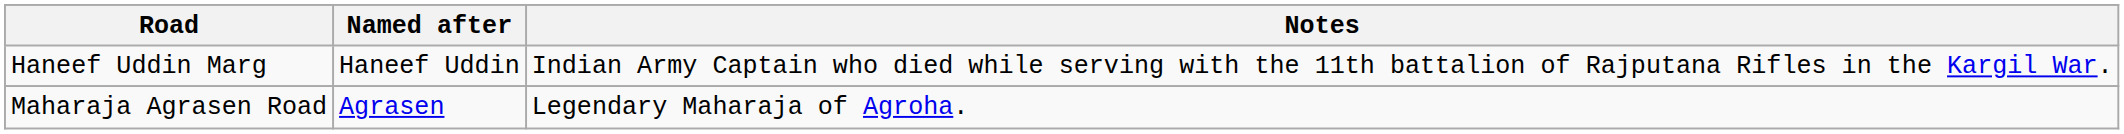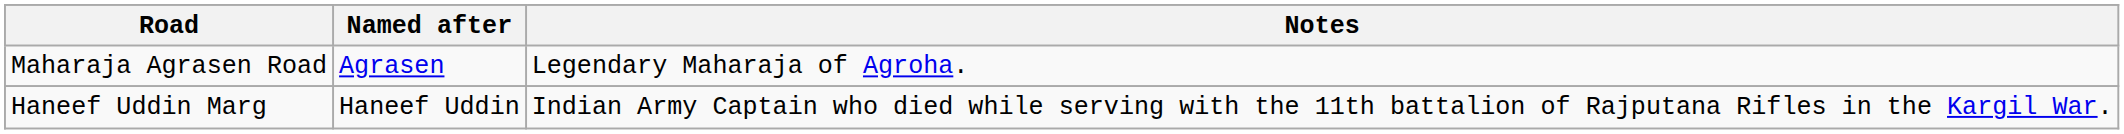rows swapped: (139, 66) <-> (169, 107)
